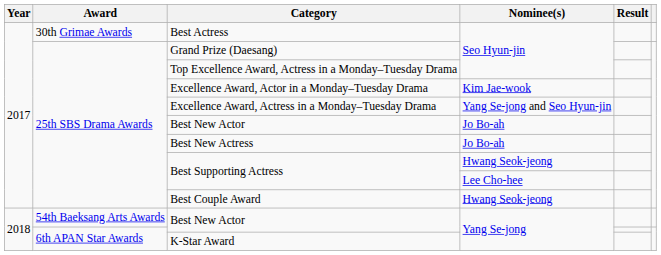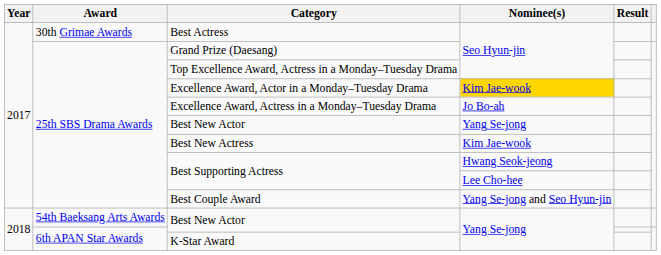(497, 87) no background -> (497, 87) gold background
(537, 106) Yang Se-jong and Seo Hyun-jin -> (484, 106) Jo Bo-ah
(484, 124) Jo Bo-ah -> (494, 124) Yang Se-jong
(484, 143) Jo Bo-ah -> (497, 143) Kim Jae-wook
(508, 198) Hwang Seok-jeong -> (537, 198) Yang Se-jong and Seo Hyun-jin
